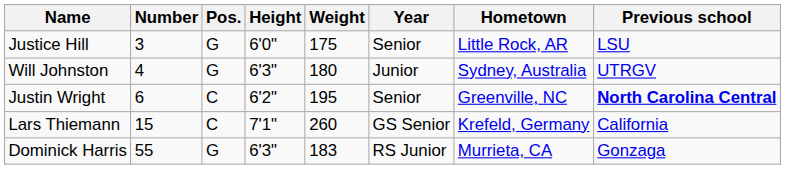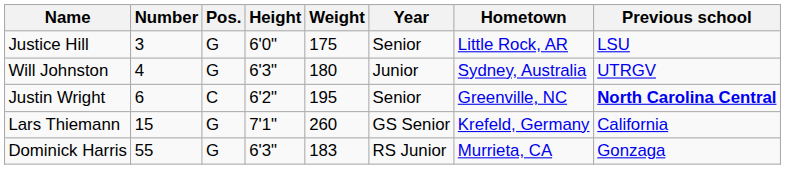(212, 124) C -> (212, 124) G
